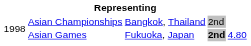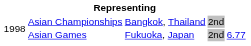(217, 35) bold -> (216, 35) normal
(237, 35) 4.80 -> (236, 35) 6.77
